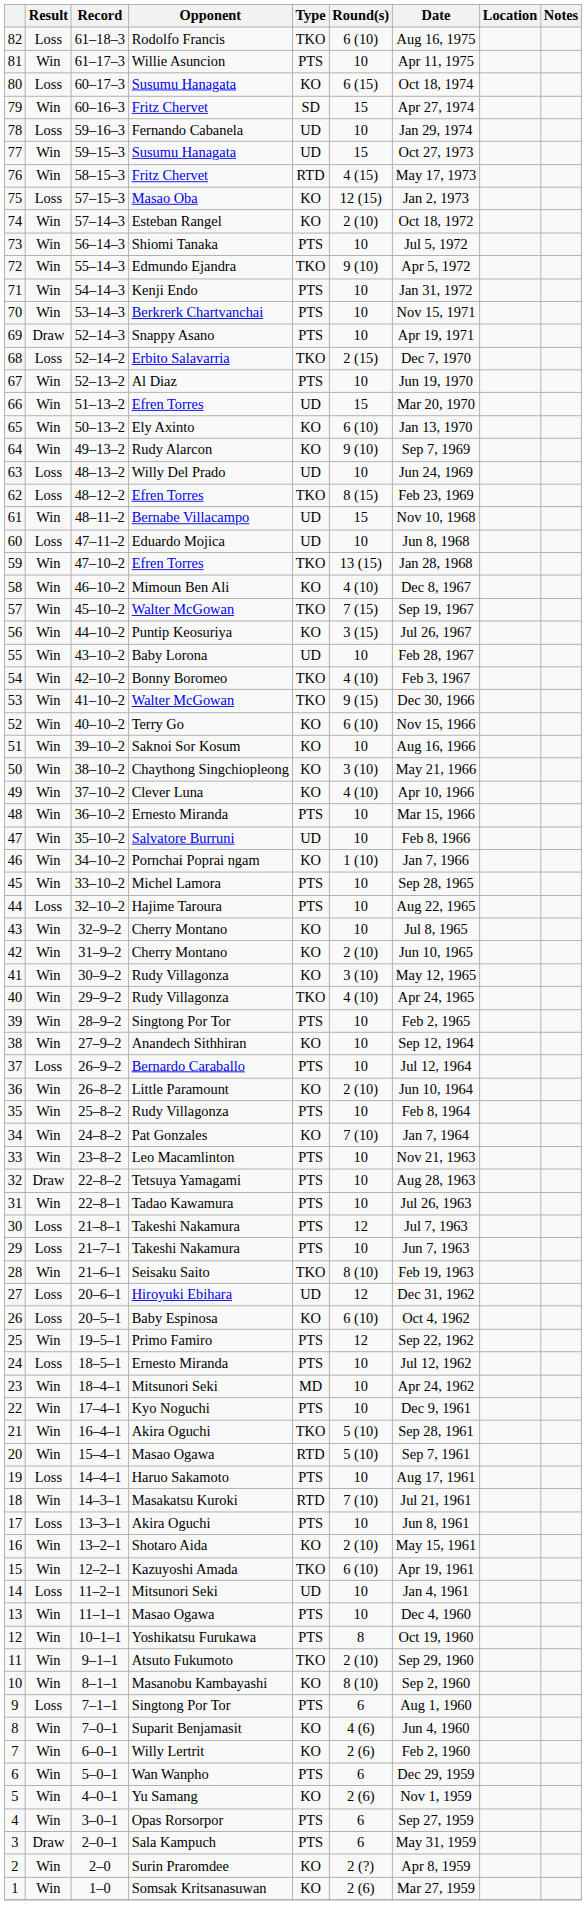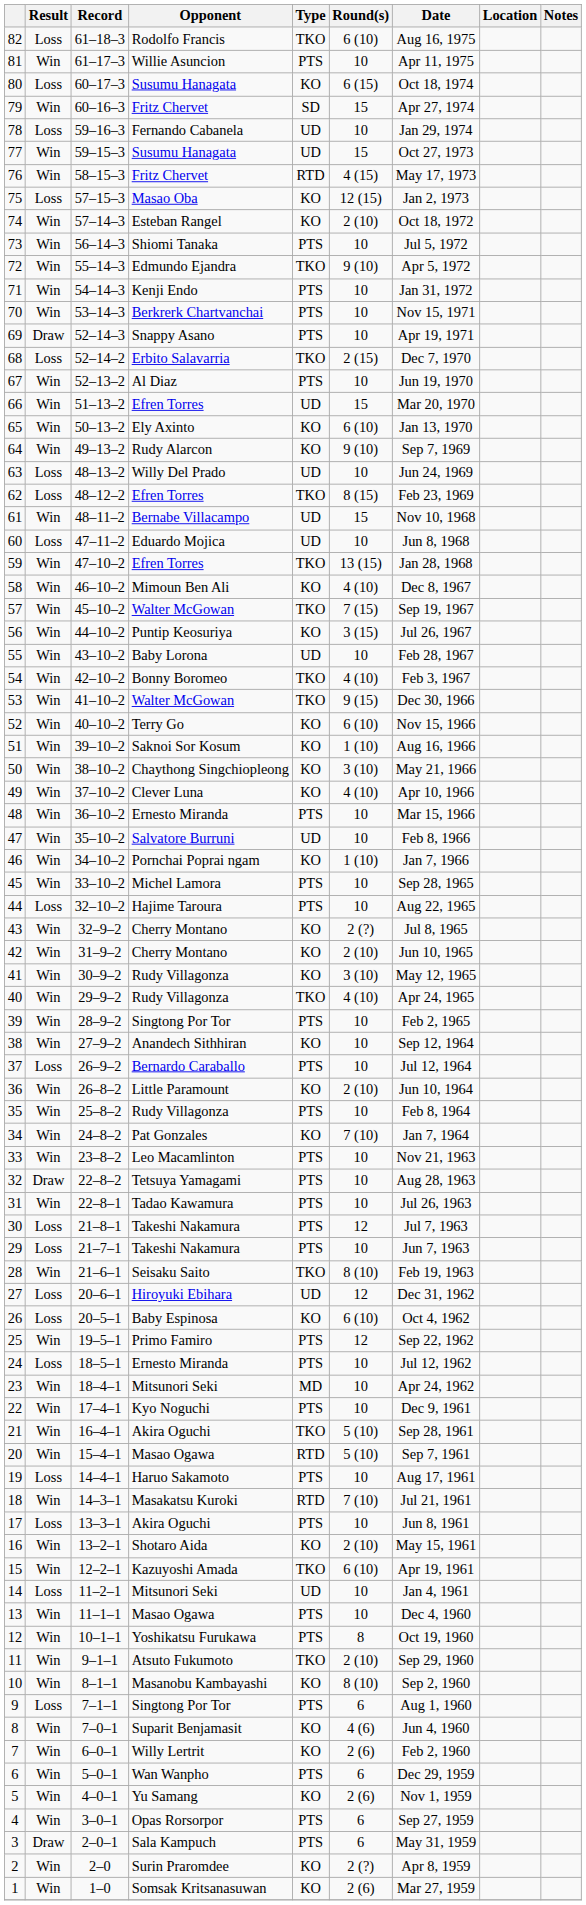(361, 746) 10 -> (361, 746) 1 (10)
(361, 929) 10 -> (361, 929) 2 (?)
